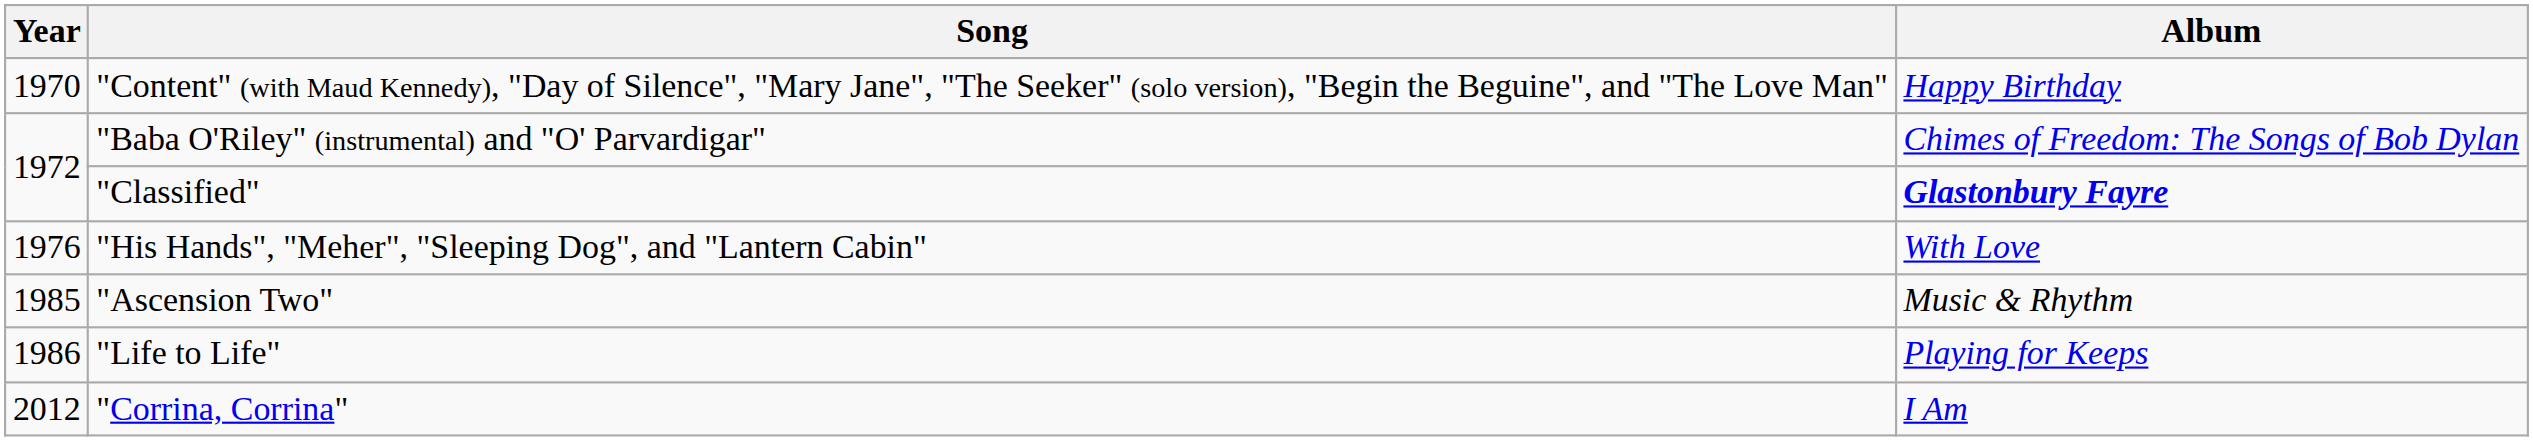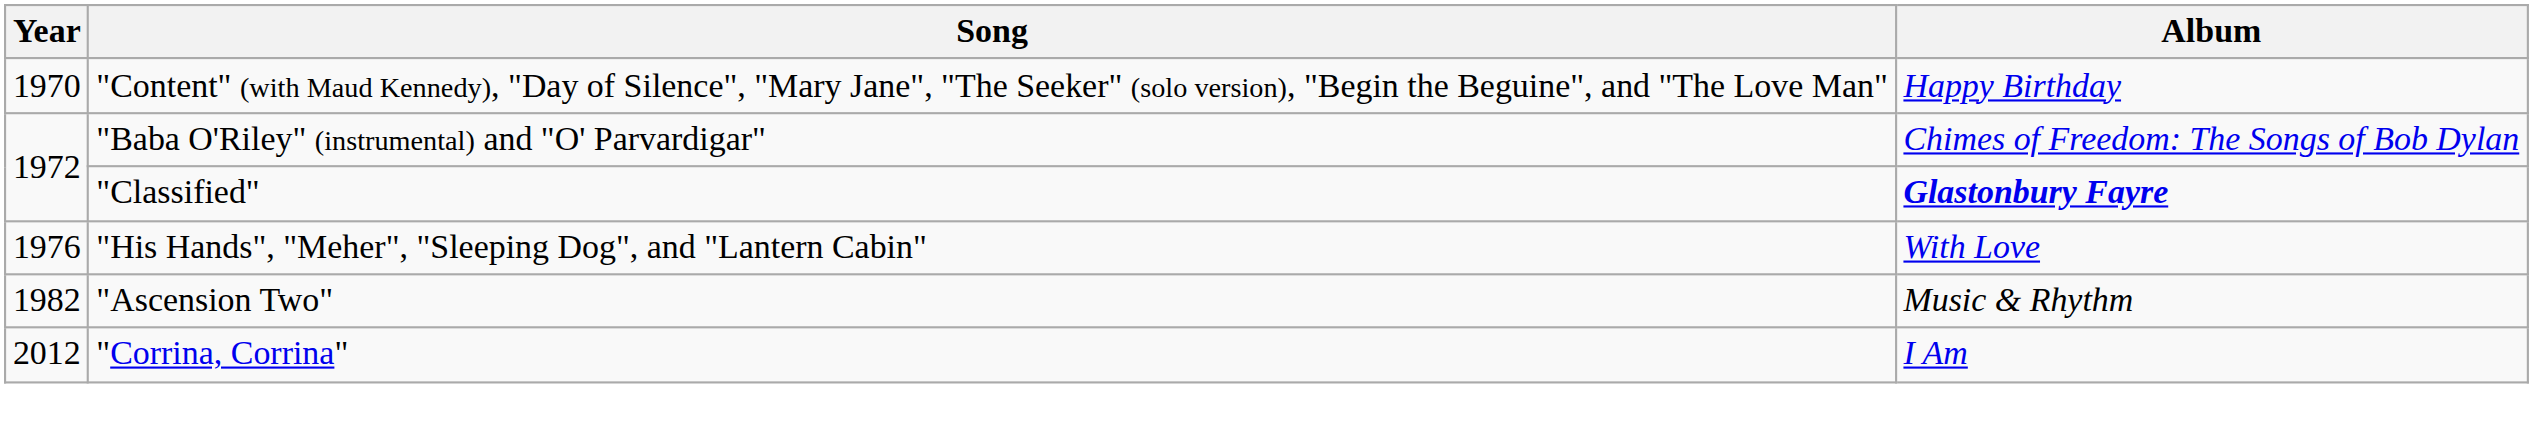(47, 300) 1985 -> (47, 300) 1982
- row: (188, 354)
